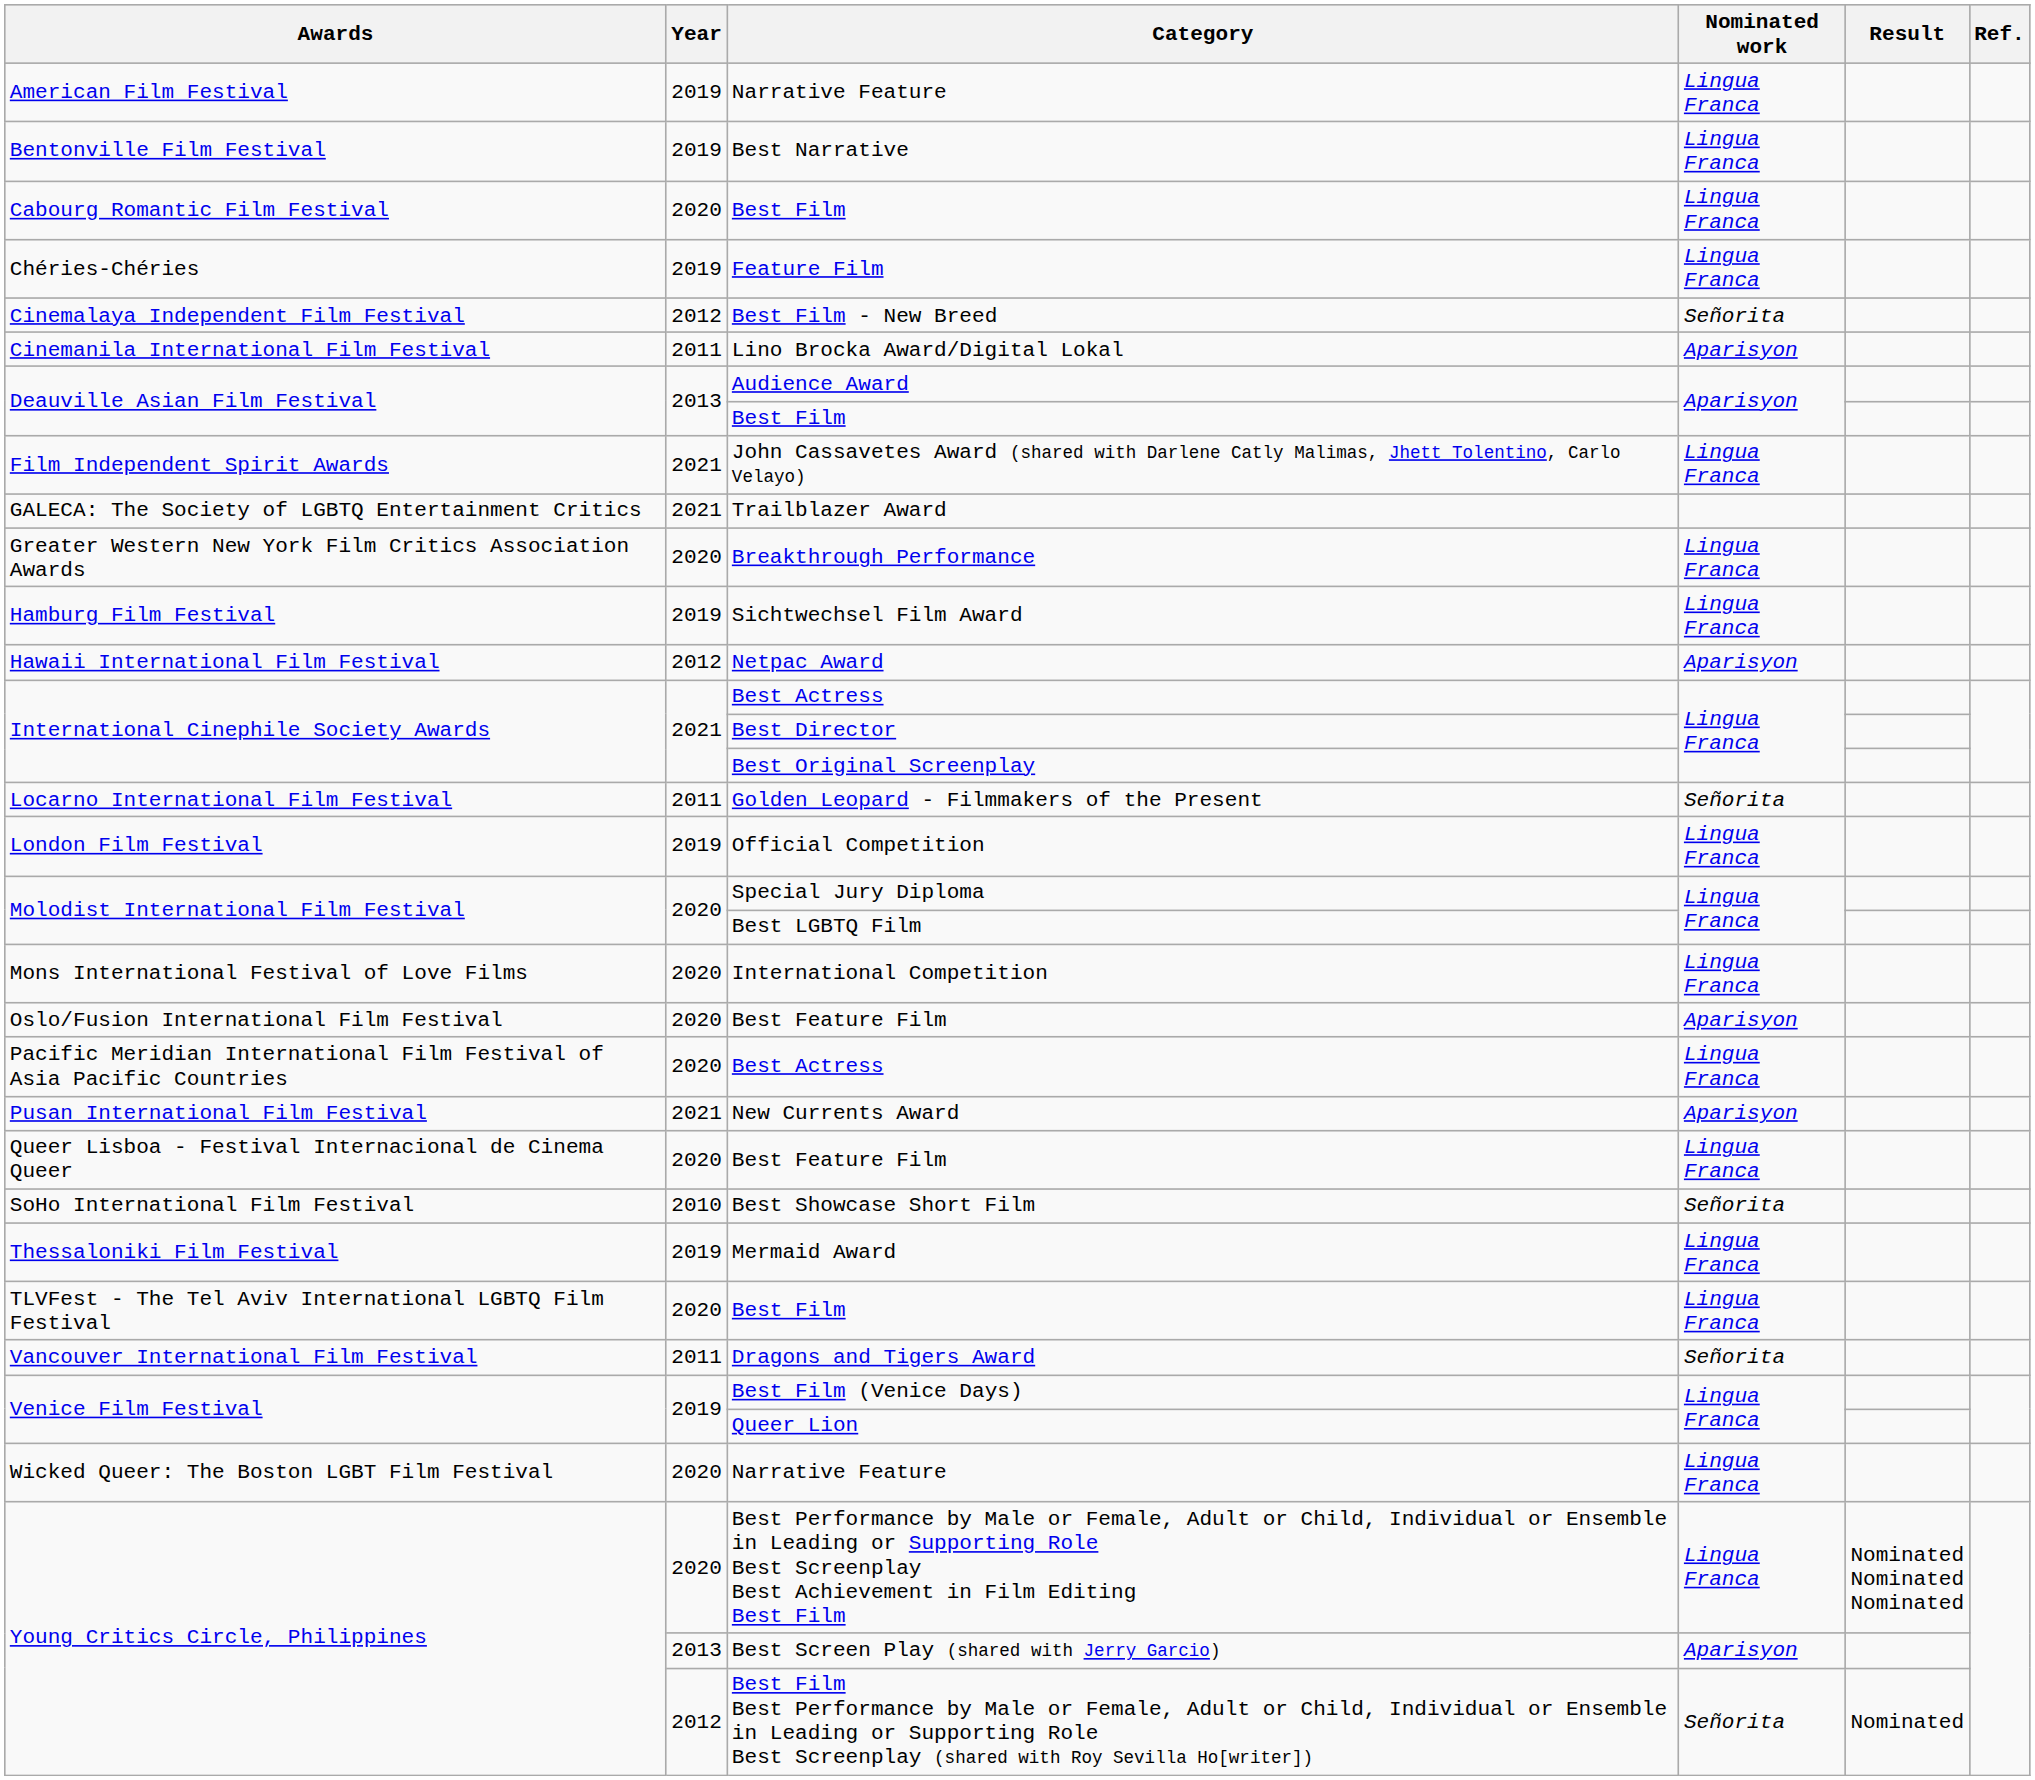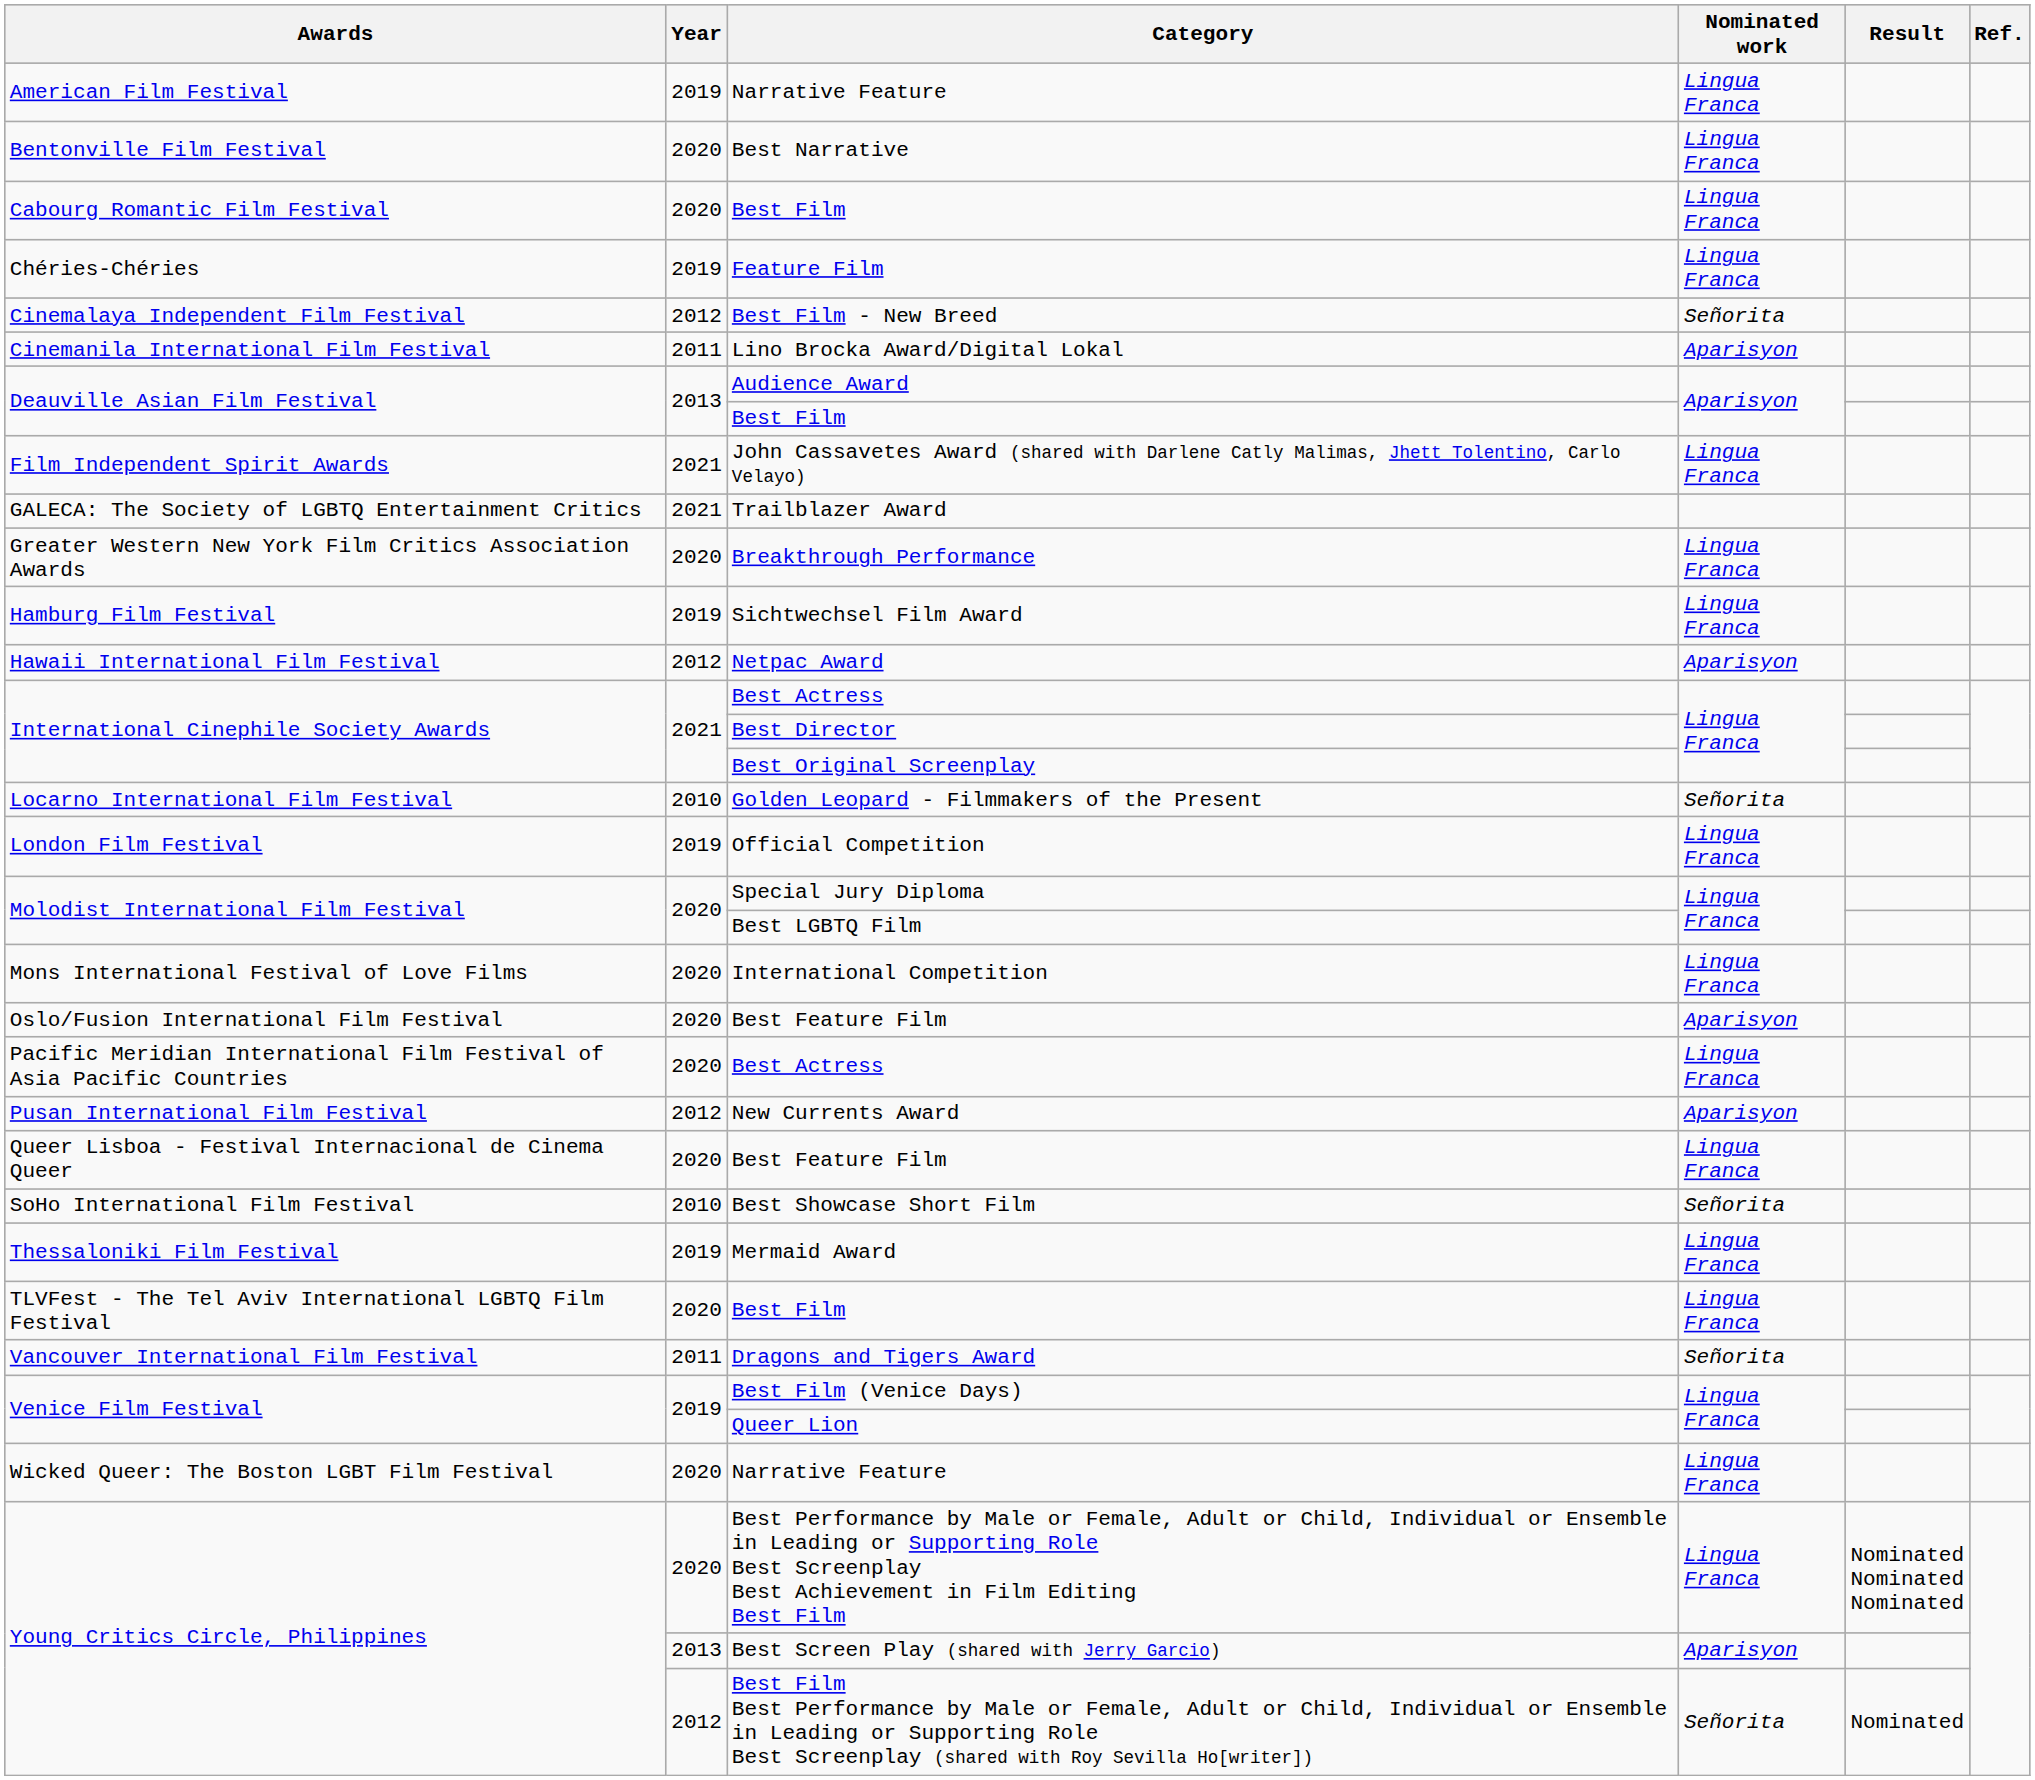(697, 151) 2019 -> (697, 151) 2020
(697, 800) 2011 -> (697, 800) 2010
(697, 1113) 2021 -> (697, 1113) 2012
